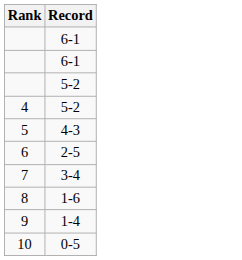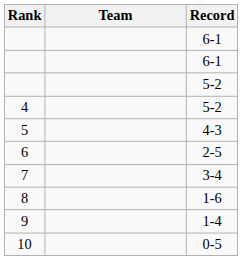+ column: (116, 15)
